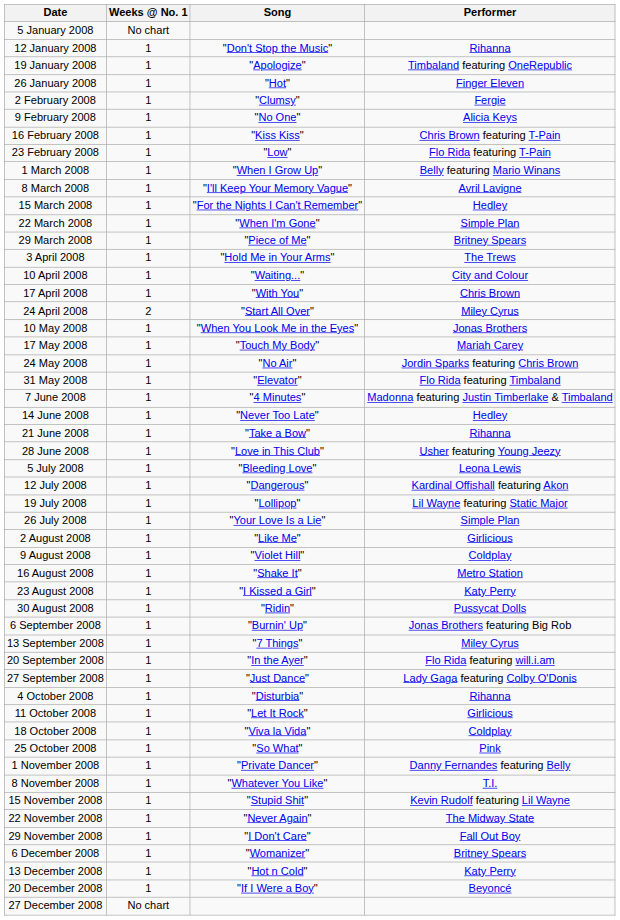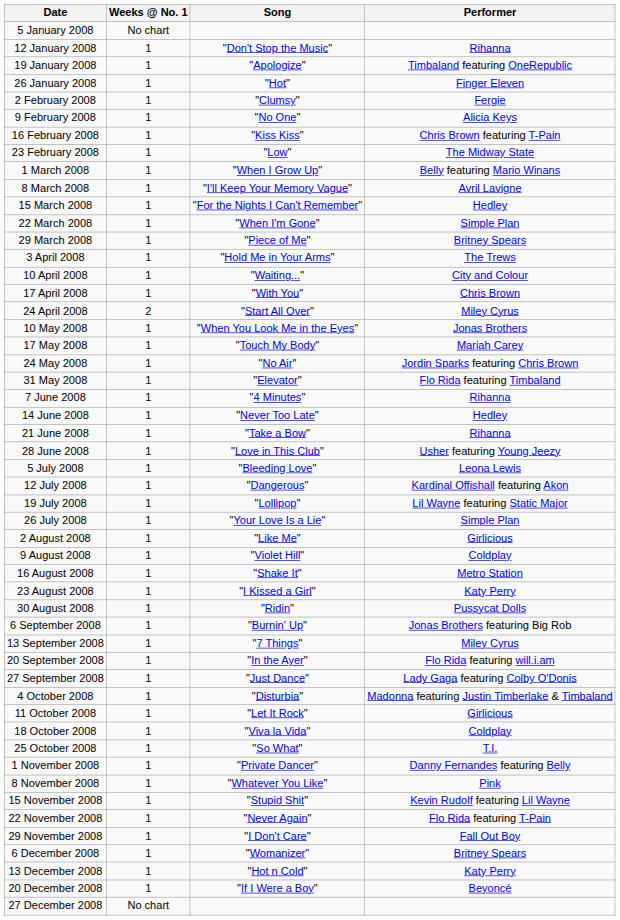(490, 153) Flo Rida featuring T-Pain -> (490, 153) The Midway State
(490, 398) Madonna featuring Justin Timberlake & Timbaland -> (490, 398) Rihanna
(490, 696) Rihanna -> (490, 696) Madonna featuring Justin Timberlake & Timbaland
(490, 748) Pink -> (490, 748) T.I.
(490, 783) T.I. -> (490, 783) Pink
(490, 818) The Midway State -> (490, 818) Flo Rida featuring T-Pain
